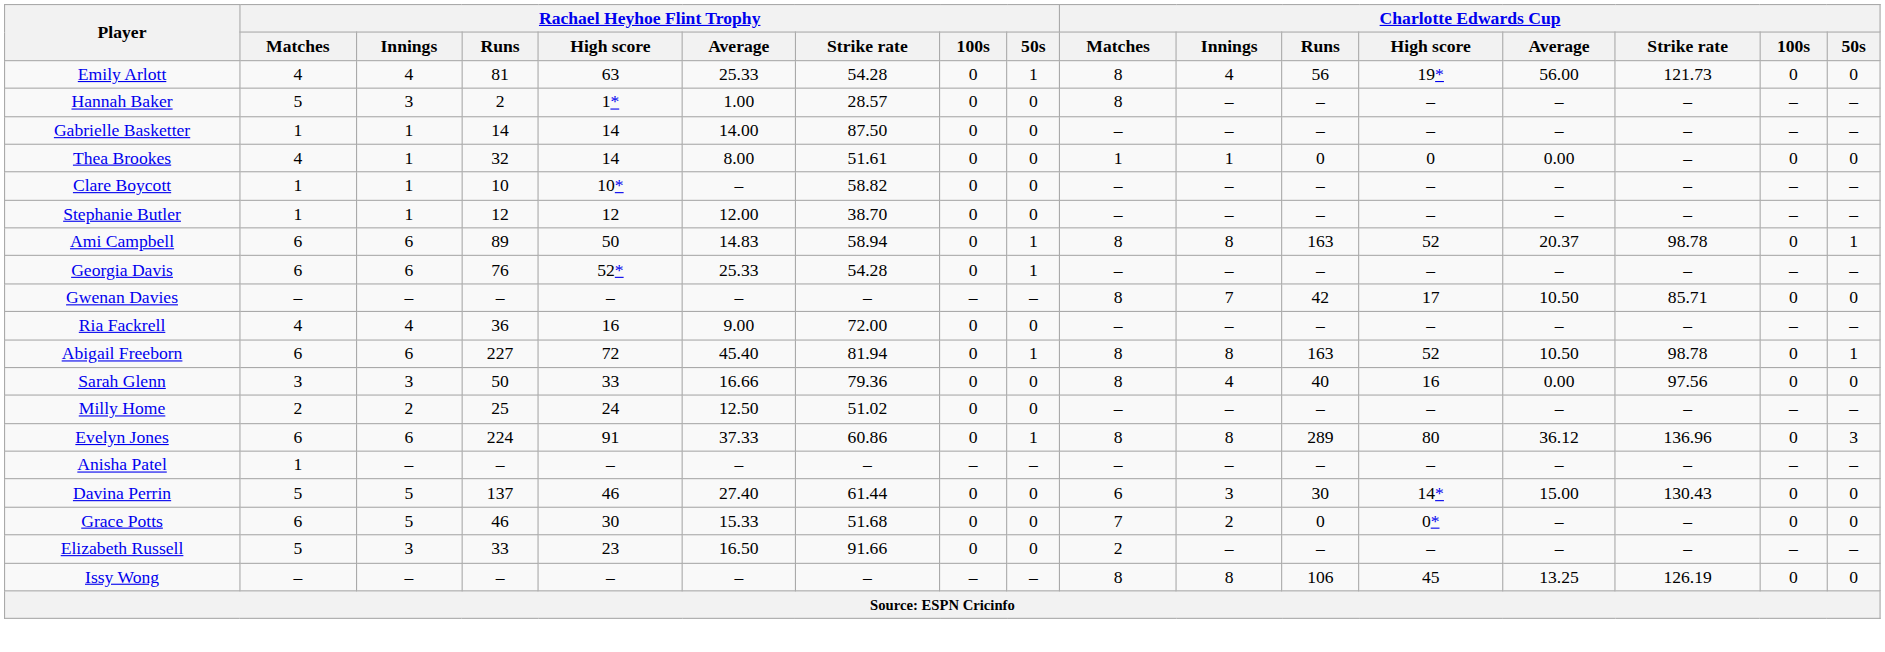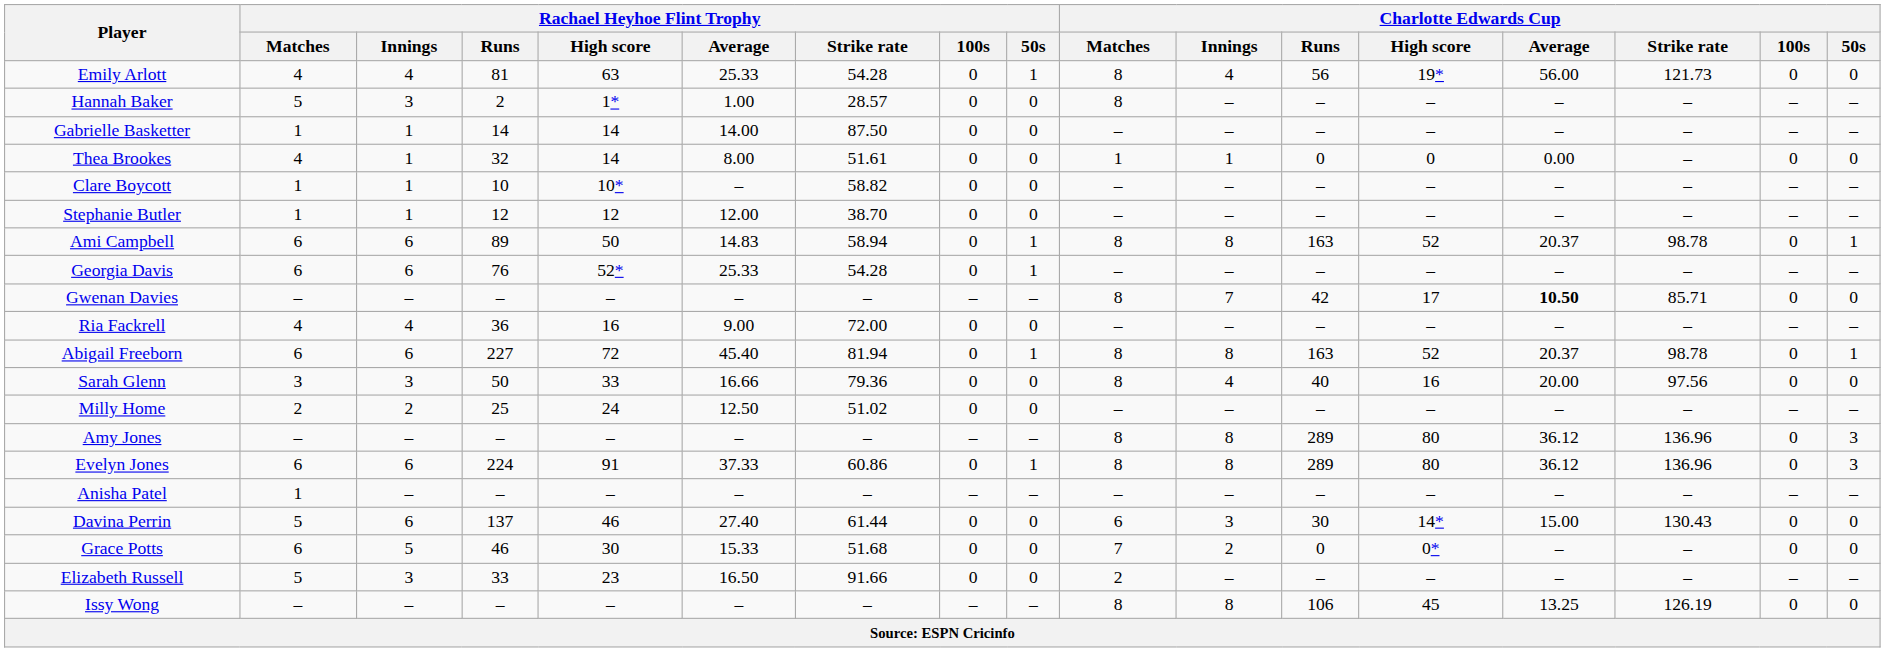(1559, 297) normal -> (1559, 297) bold
(1559, 353) 10.50 -> (1559, 353) 20.37
(1559, 381) 0.00 -> (1559, 381) 20.00
+ row: (122, 437)
(409, 492) 5 -> (409, 520) 6
